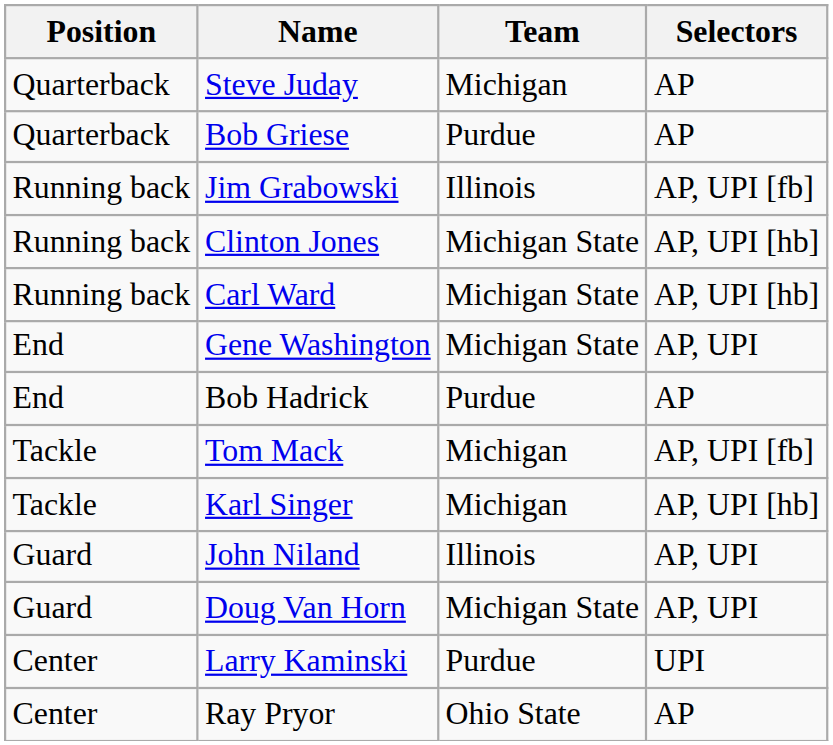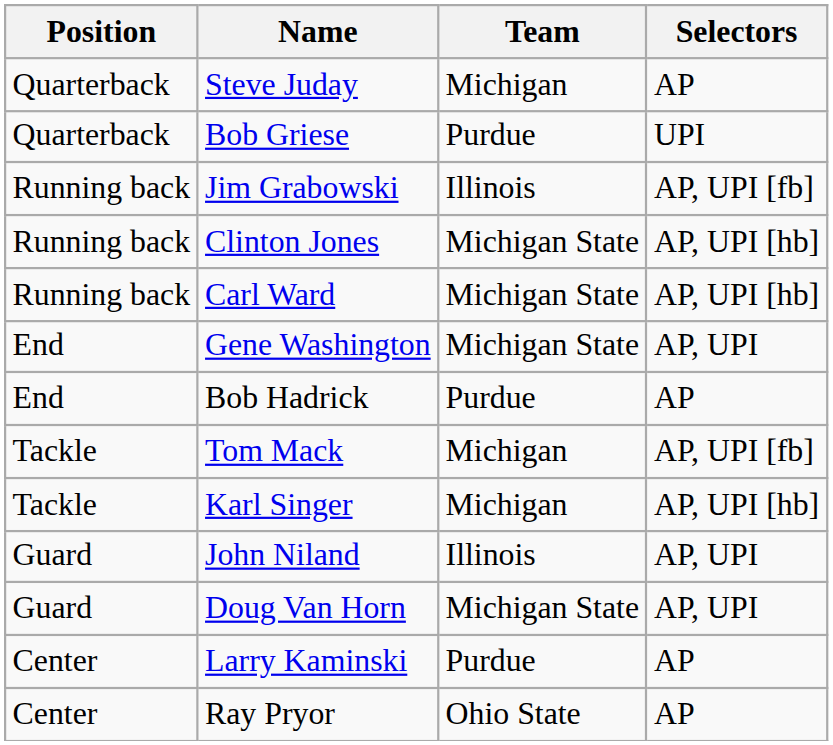(674, 136) AP -> (680, 136) UPI
(680, 660) UPI -> (674, 660) AP
